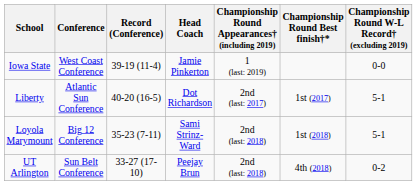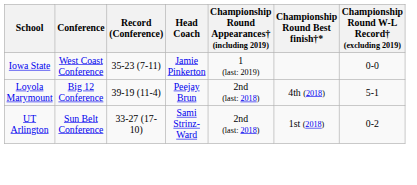(136, 66) 39-19 (11-4) -> (136, 66) 35-23 (7-11)
- row: (30, 98)
(136, 135) 35-23 (7-11) -> (136, 92) 39-19 (11-4)
(190, 135) Sami Strinz-Ward -> (187, 92) Peejay Brun
(313, 135) 1st (2018) -> (307, 92) 4th (2018)
(190, 167) Peejay Brun -> (187, 124) Sami Strinz-Ward
(313, 167) 4th (2018) -> (307, 124) 1st (2018)
